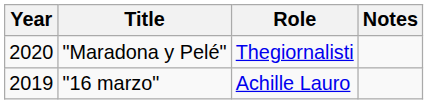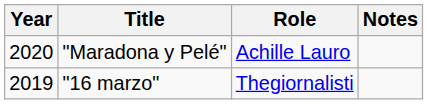(295, 51) Thegiornalisti -> (293, 51) Achille Lauro
(293, 83) Achille Lauro -> (295, 83) Thegiornalisti
